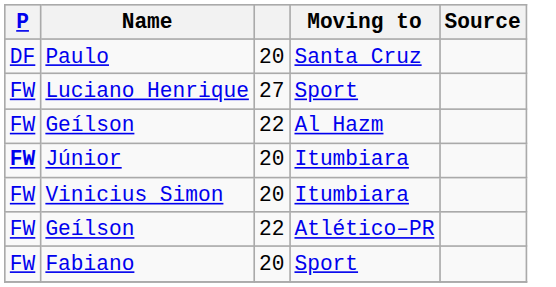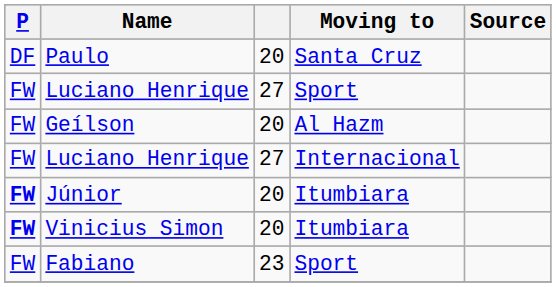(272, 126) 22 -> (272, 126) 20
+ row: (147, 160)
(23, 195) normal -> (23, 229) bold
- row: (90, 229)
(272, 264) 20 -> (272, 264) 23
